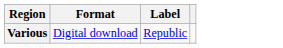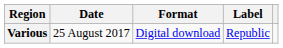+ column: (91, 14)
